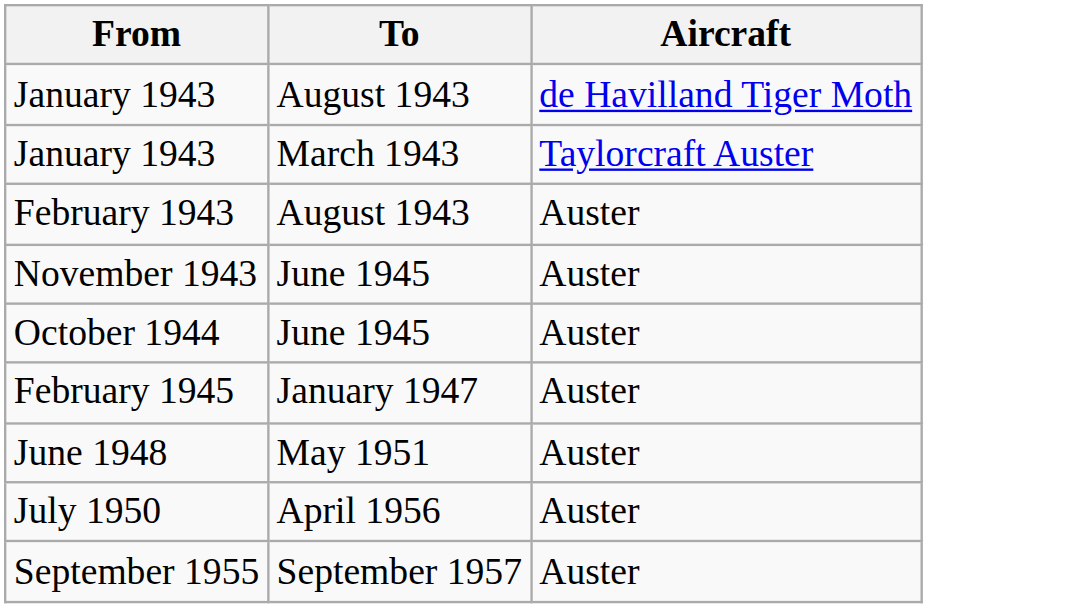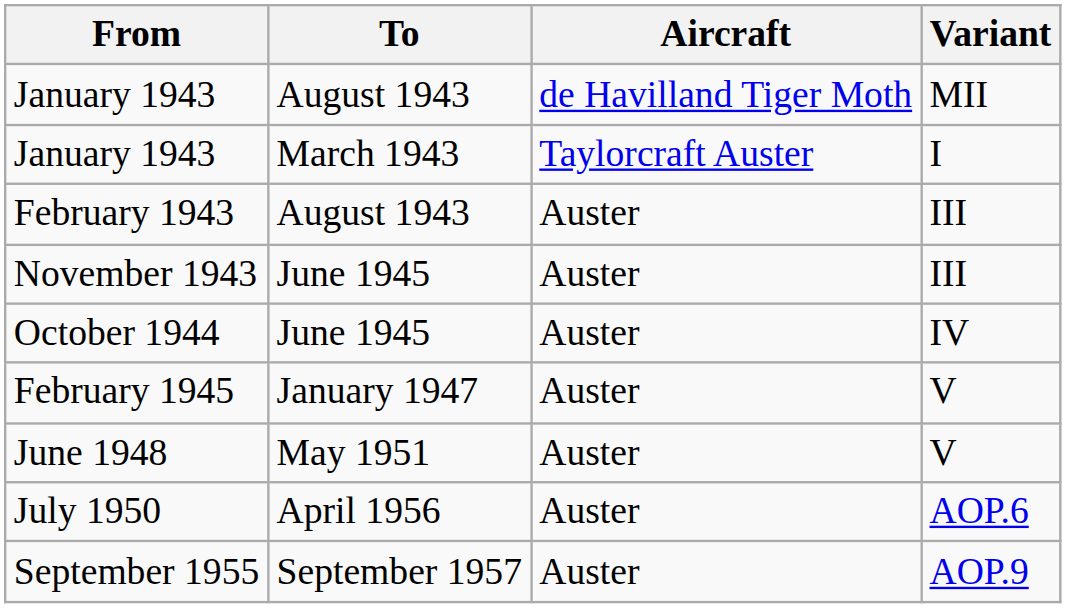+ column: (990, 34)
